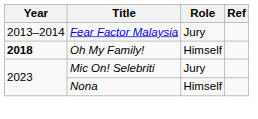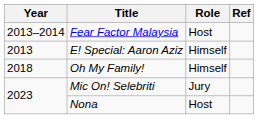(194, 31) Jury -> (200, 31) Host
+ row: (127, 50)
(20, 50) bold -> (20, 68) normal
(203, 86) Himself -> (200, 104) Host
